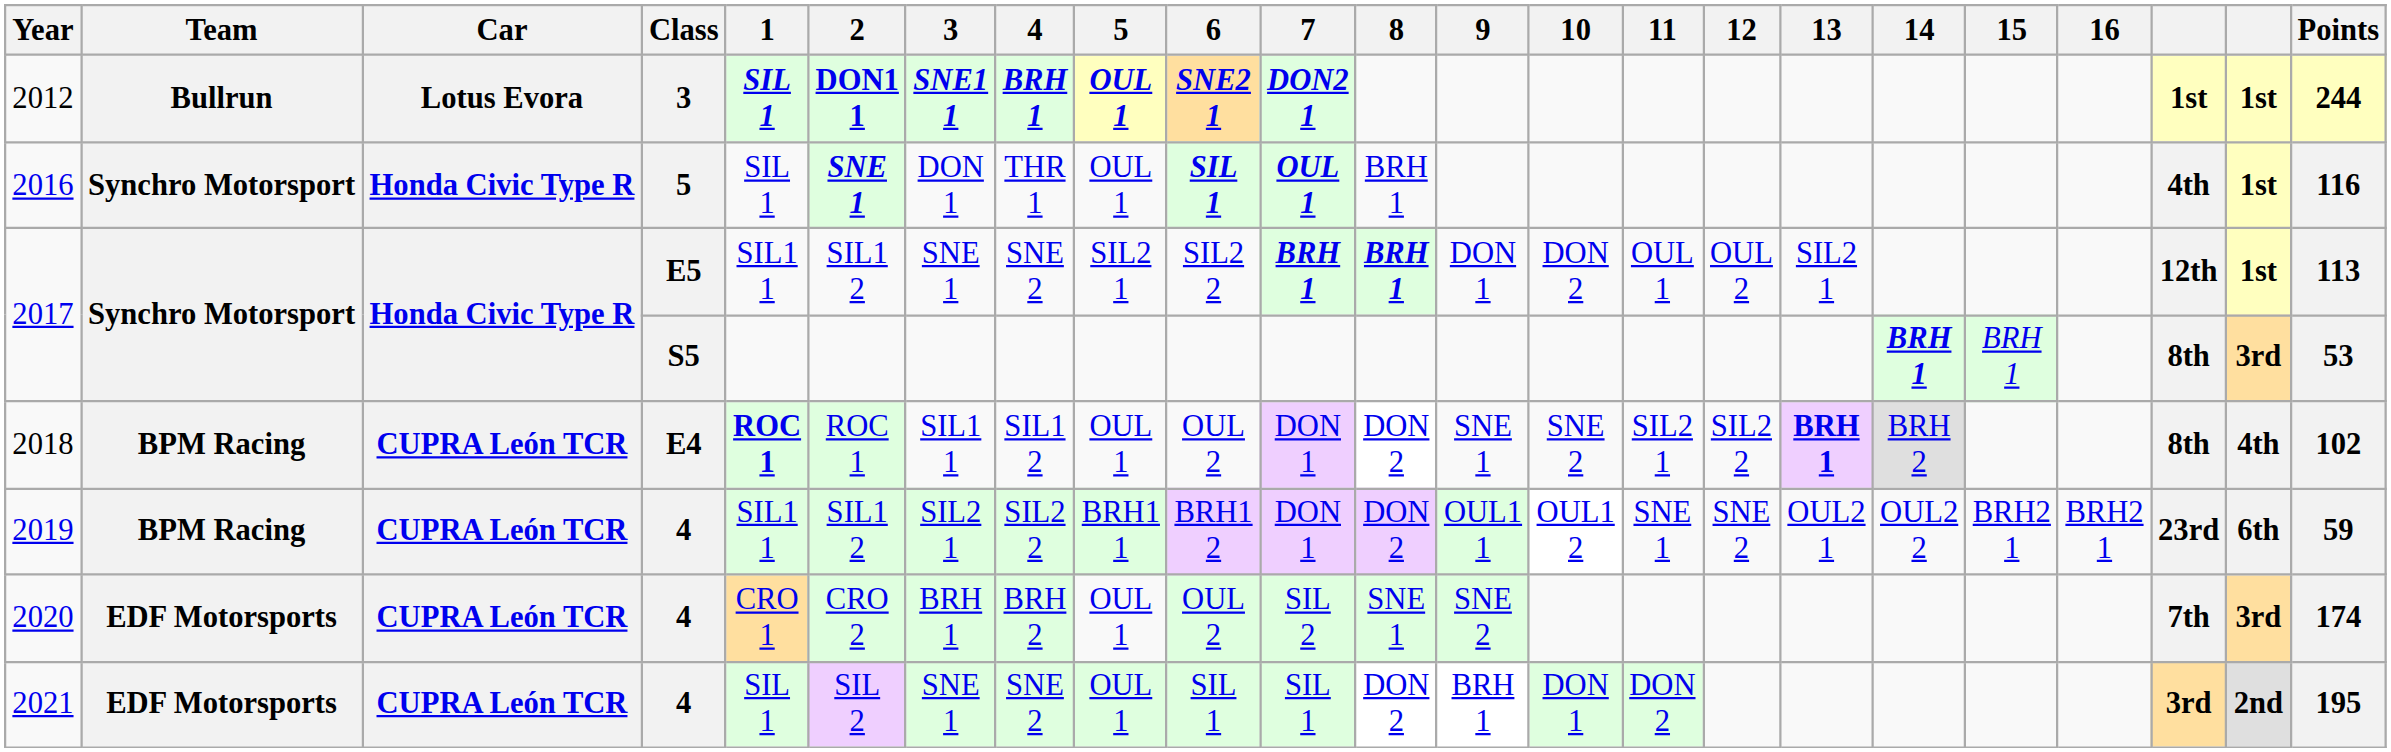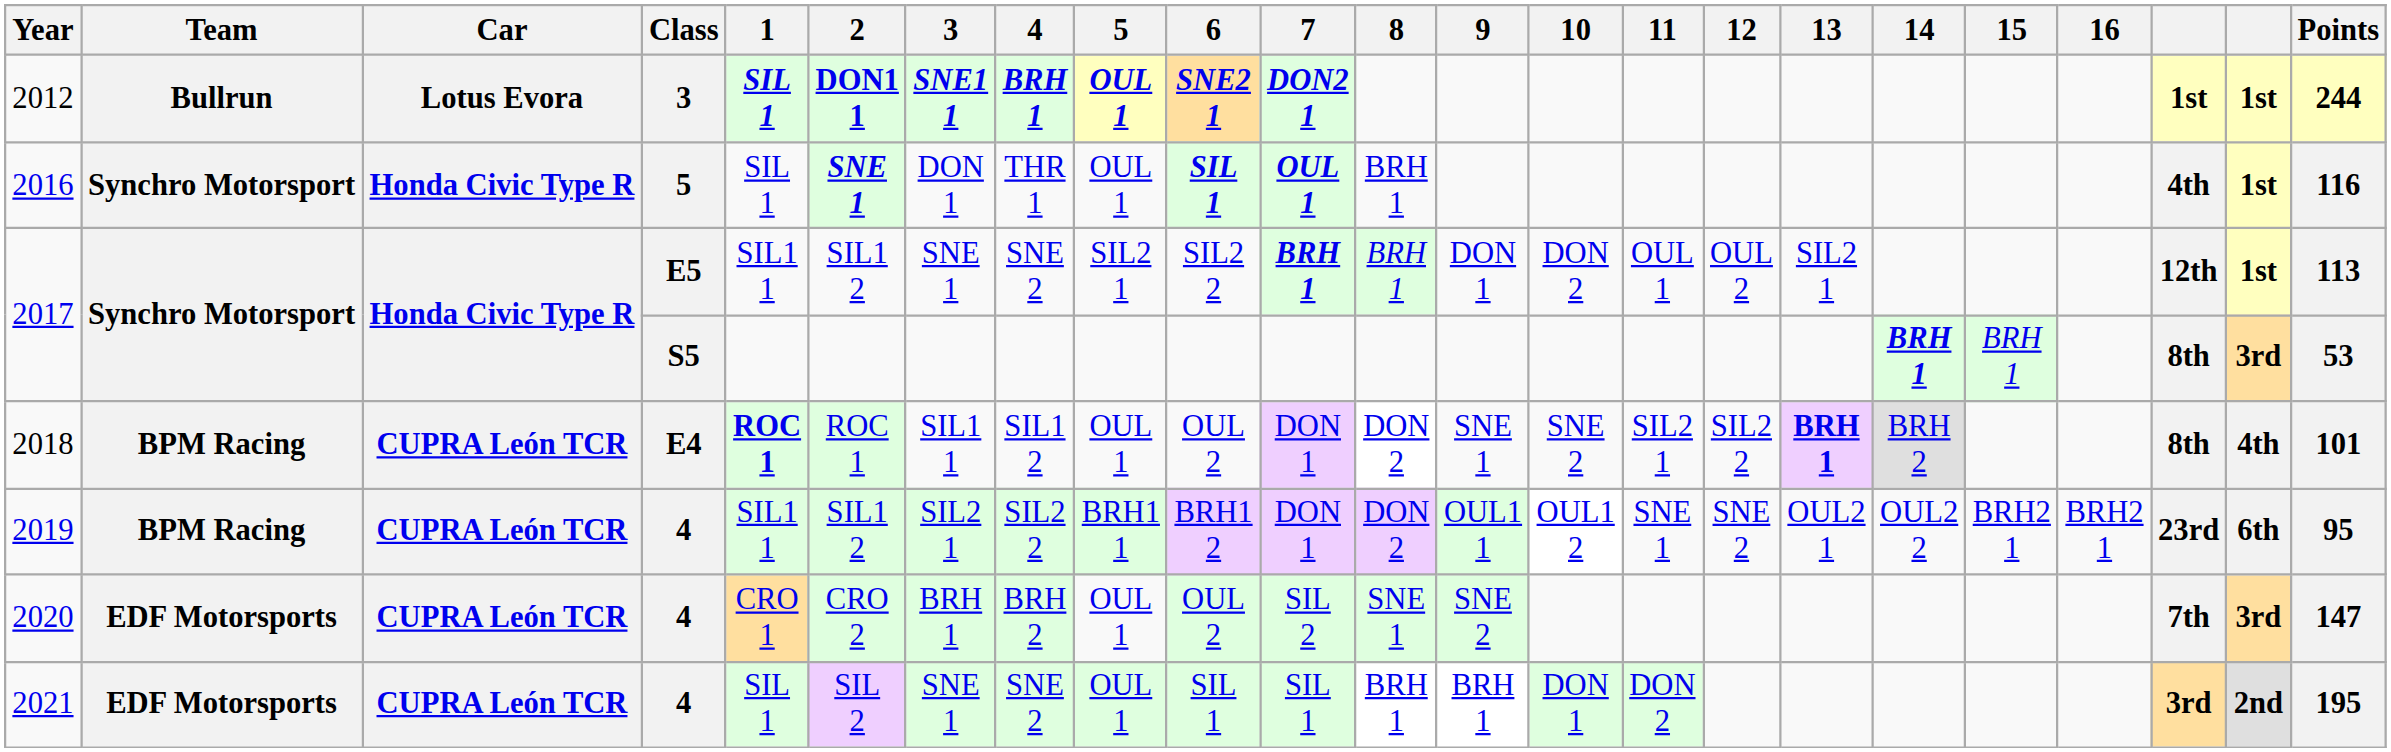(1396, 270) bold -> (1396, 270) normal
(2338, 443) 102 -> (2338, 443) 101
(2338, 530) 59 -> (2338, 530) 95
(2338, 616) 174 -> (2338, 616) 147
(1396, 703) DON 2 -> (1396, 703) BRH 1
